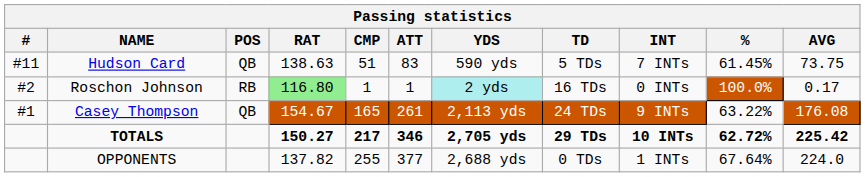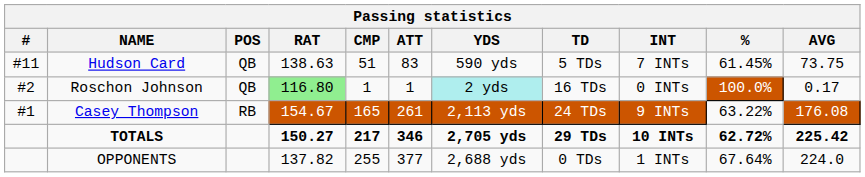(247, 88) RB -> (247, 88) QB
(247, 112) QB -> (247, 112) RB
